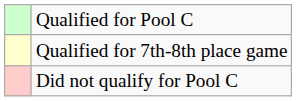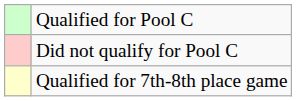rows swapped: (162, 50) <-> (137, 80)
